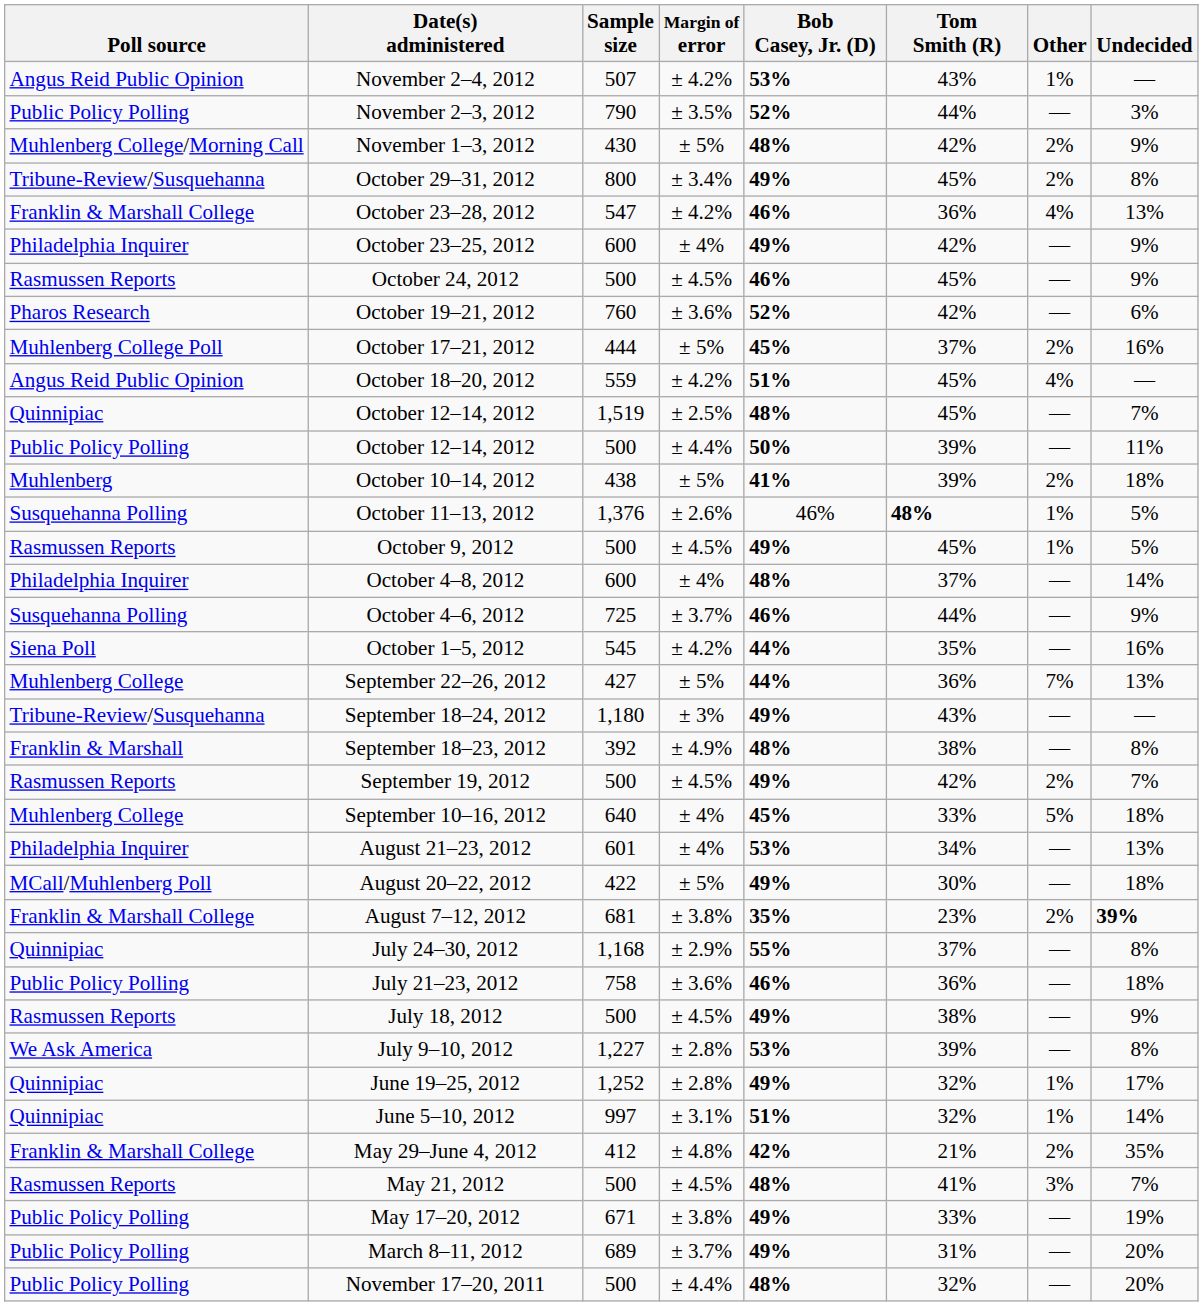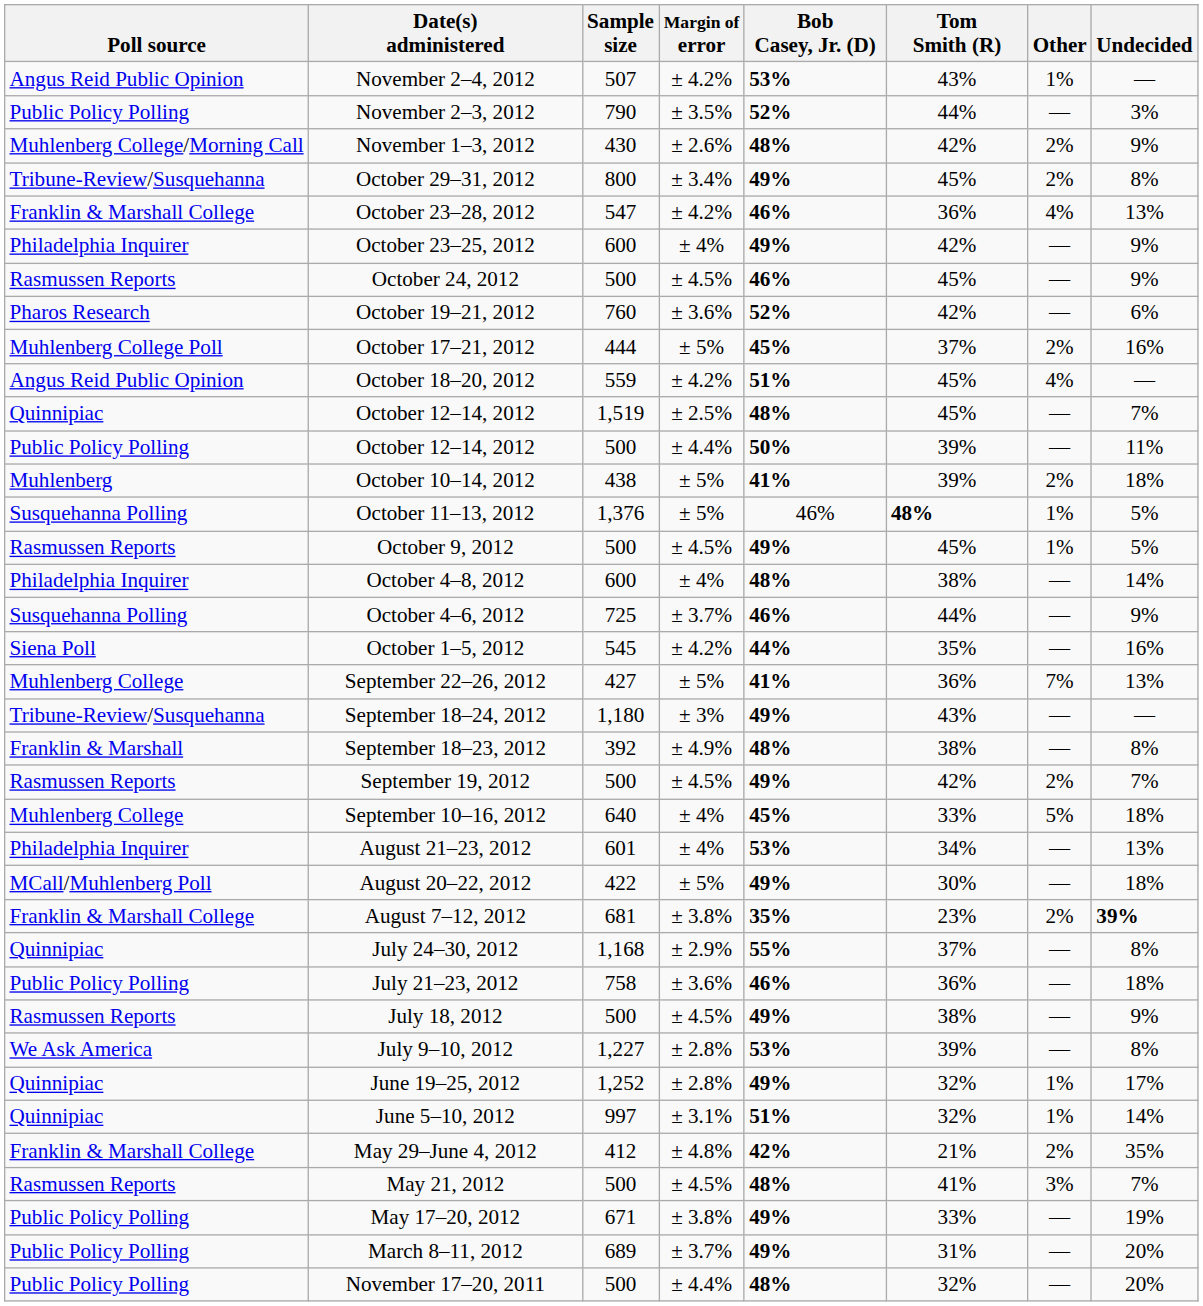(702, 145) ± 5% -> (702, 145) ± 2.6%
(702, 513) ± 2.6% -> (702, 513) ± 5%
(957, 580) 37% -> (957, 580) 38%
(770, 681) 44% -> (770, 681) 41%
